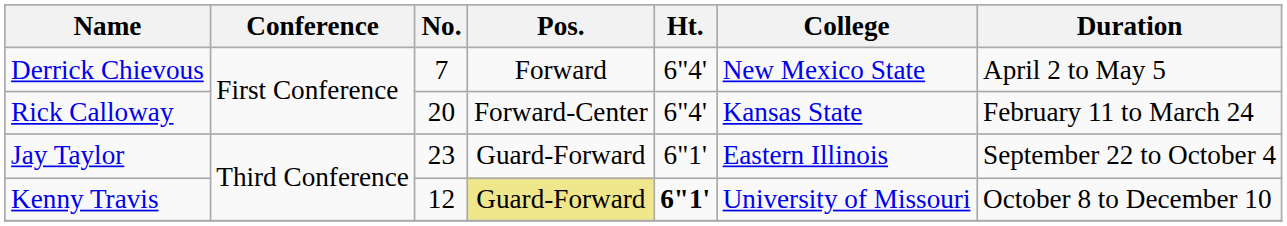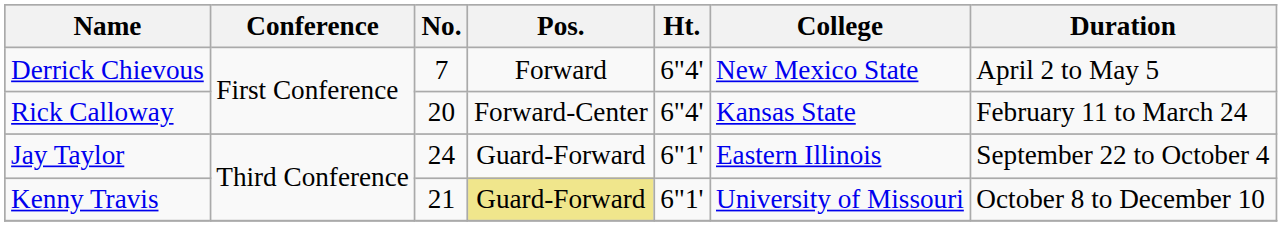(441, 155) 23 -> (441, 155) 24
(441, 198) 12 -> (441, 198) 21
(685, 198) bold -> (682, 198) normal
